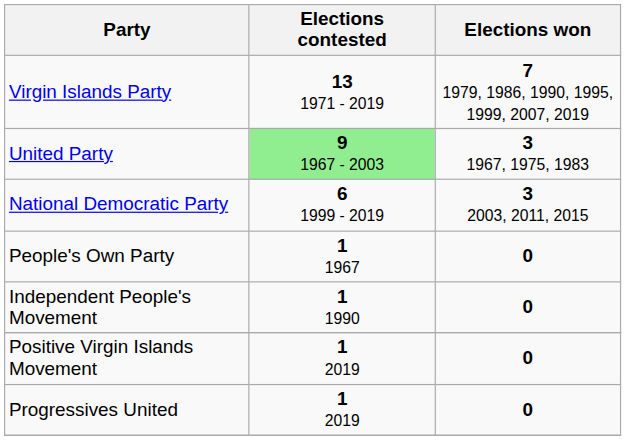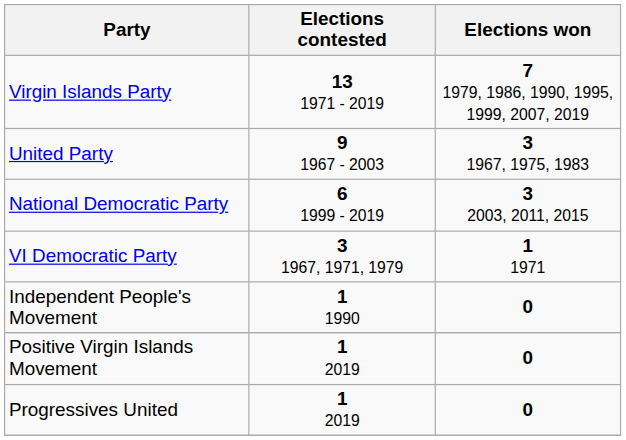(342, 153) lightgreen background -> (342, 153) no background
+ row: (93, 256)
- row: (92, 256)
